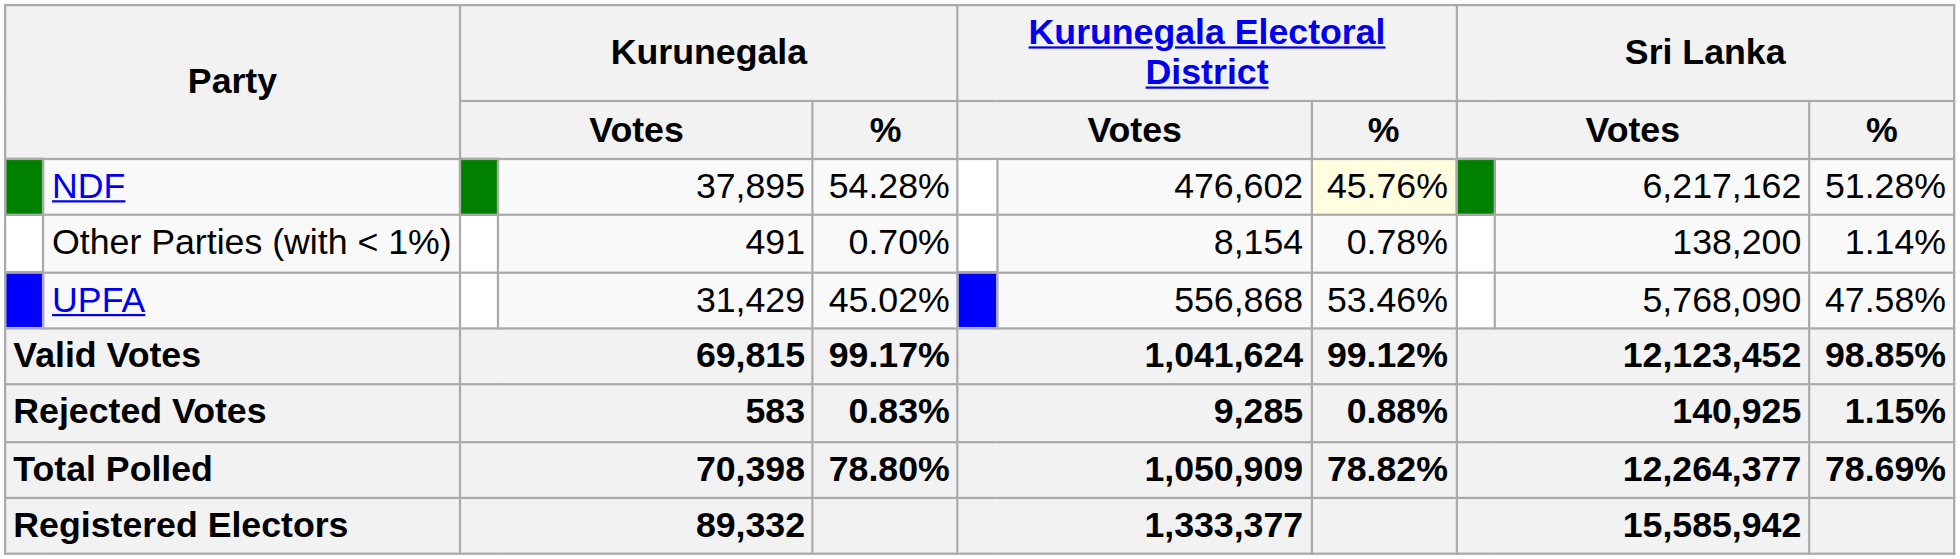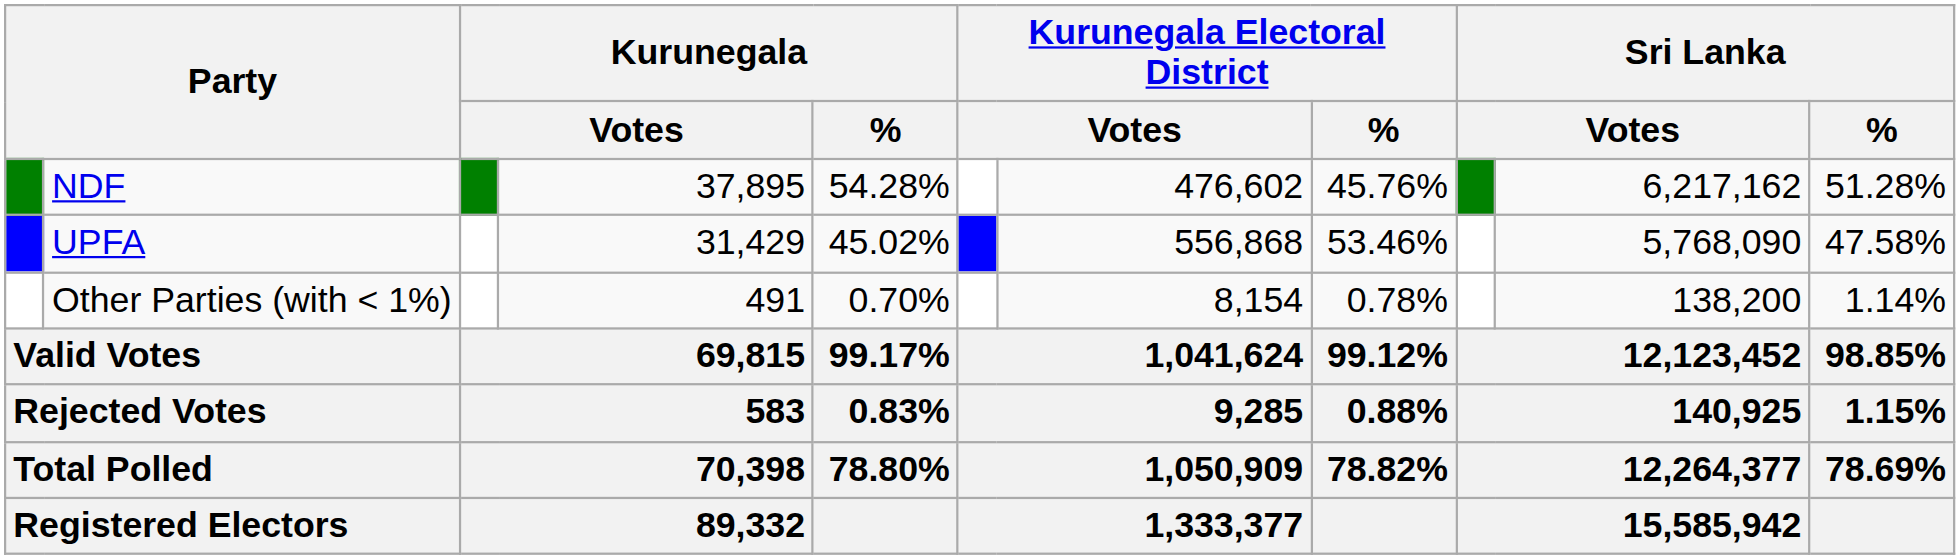(1387, 186) lightyellow background -> (1387, 186) no background
rows swapped: (99, 299) <-> (252, 242)
